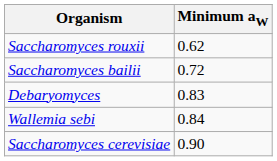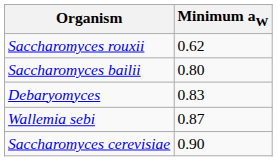(191, 70) 0.72 -> (191, 70) 0.80
(191, 119) 0.84 -> (191, 119) 0.87
